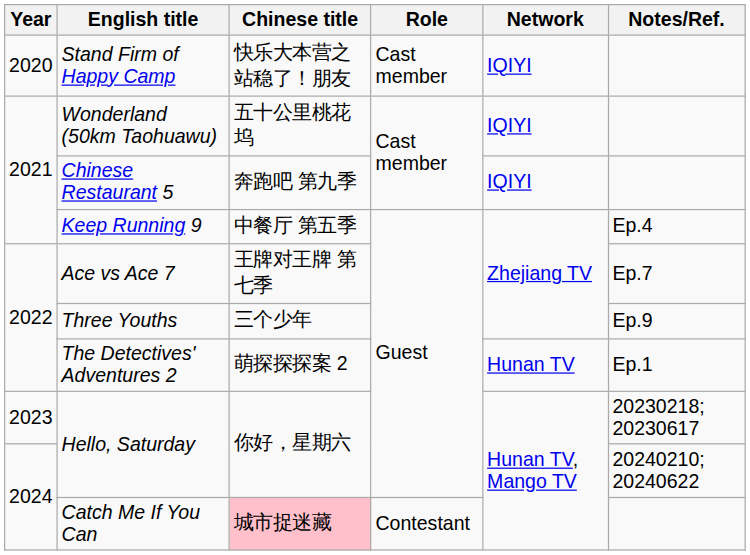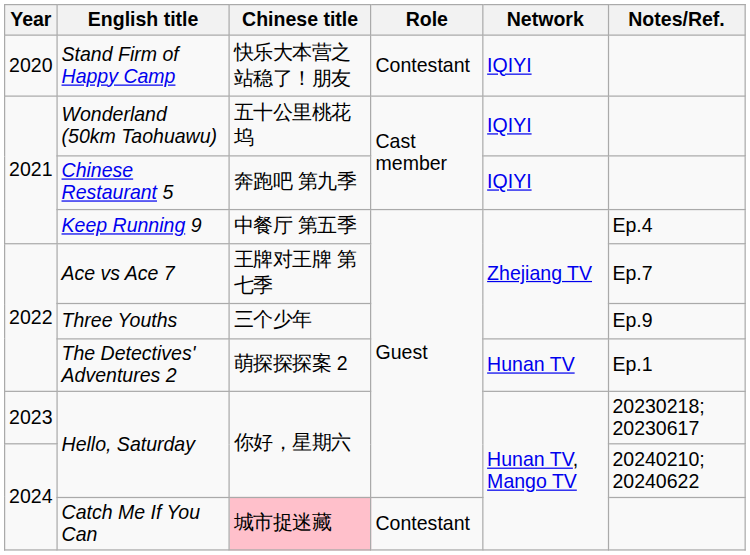(411, 65) Cast member -> (423, 65) Contestant
